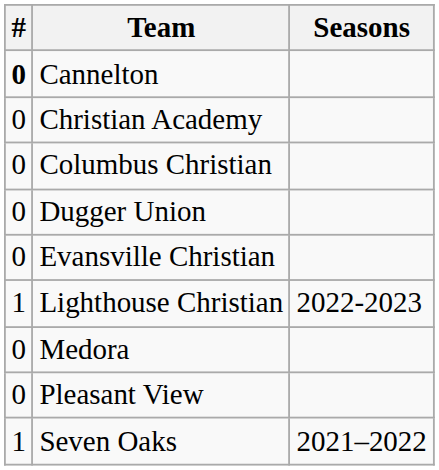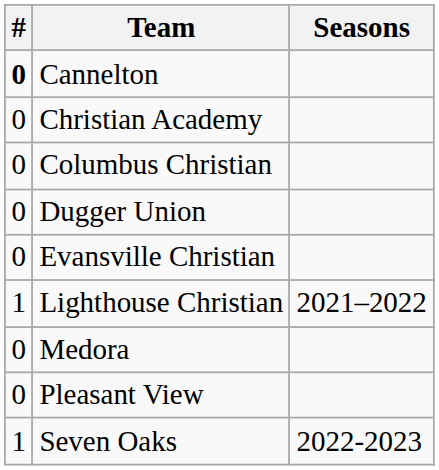(359, 303) 2022-2023 -> (362, 303) 2021–2022
(362, 440) 2021–2022 -> (359, 440) 2022-2023
